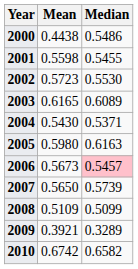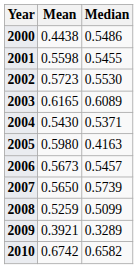(103, 144) 0.6163 -> (103, 144) 0.4163
(103, 166) pink background -> (103, 166) no background
(60, 209) 0.5109 -> (60, 209) 0.5259
